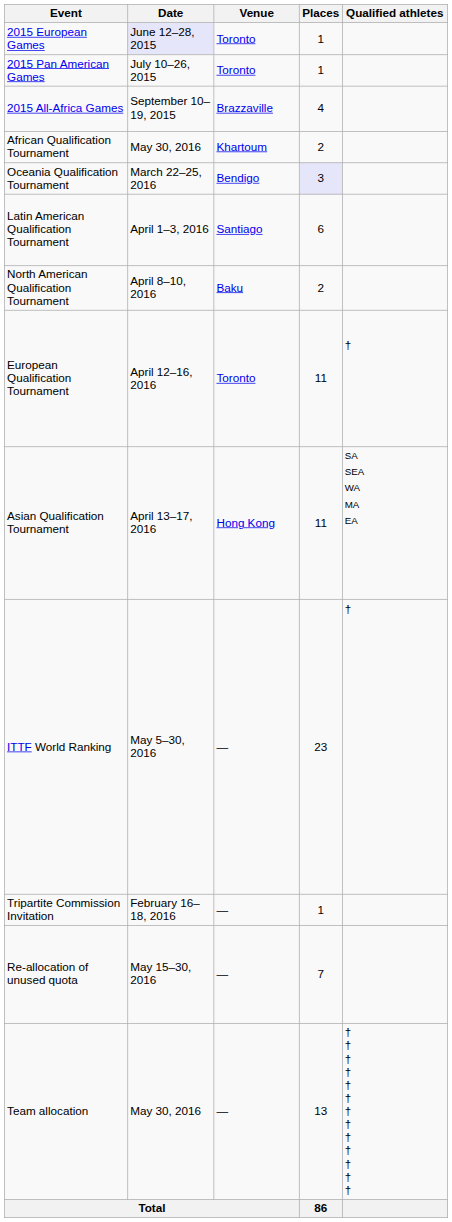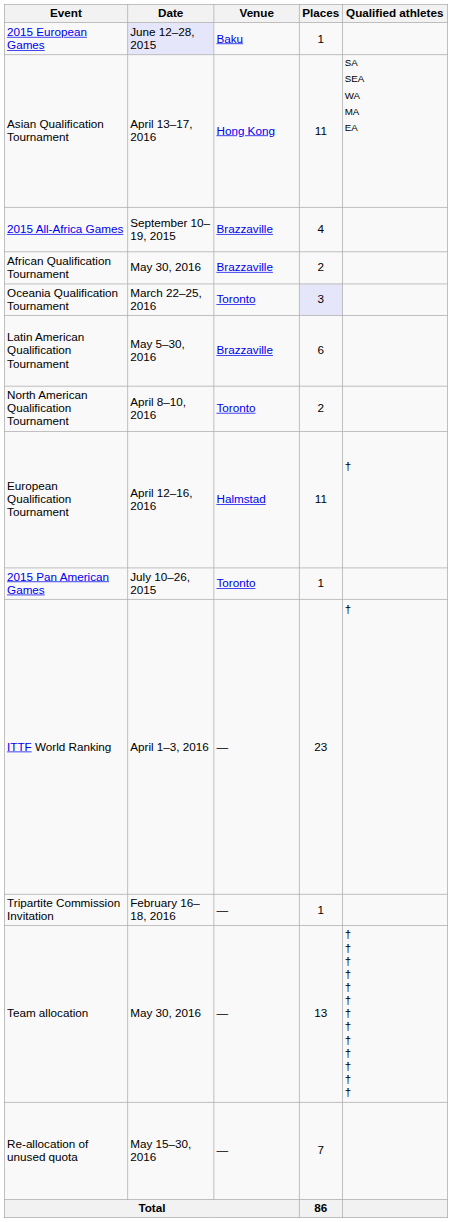(236, 38) Toronto -> (230, 38) Baku
rows swapped: (58, 70) <-> (55, 523)
(242, 146) Khartoum -> (245, 267) Brazzaville
(238, 178) Bendigo -> (236, 299) Toronto
(170, 230) April 1–3, 2016 -> (158, 350) May 5–30, 2016
(240, 230) Santiago -> (245, 350) Brazzaville
(230, 287) Baku -> (236, 408) Toronto
(236, 378) Toronto -> (241, 499) Halmstad
(158, 746) May 5–30, 2016 -> (170, 746) April 1–3, 2016
rows swapped: (48, 974) <-> (48, 1111)
